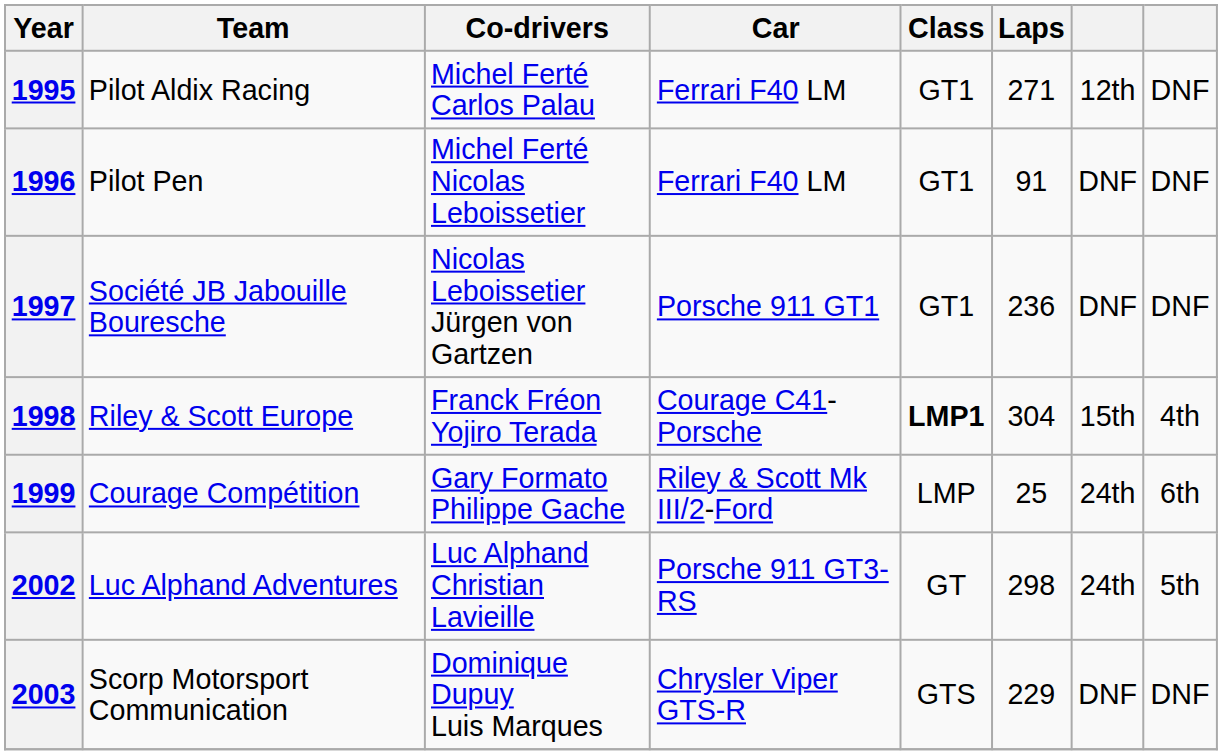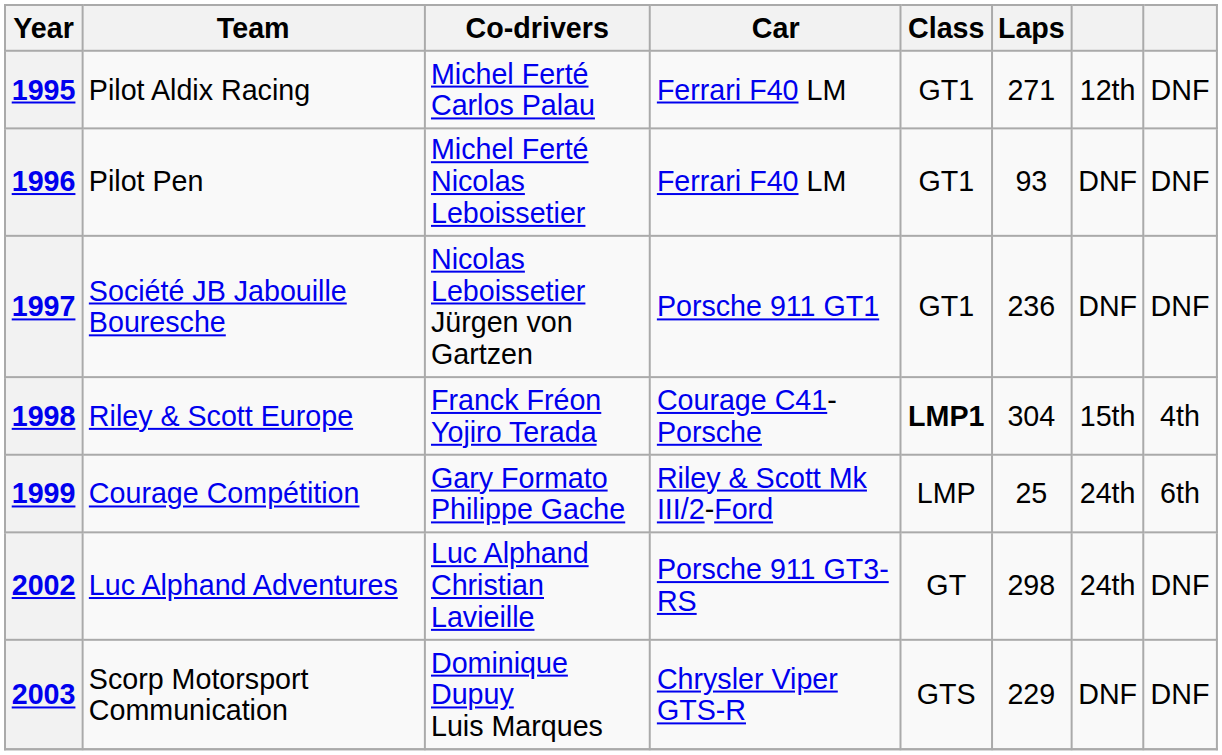(1031, 182) 91 -> (1031, 182) 93
(1180, 586) 5th -> (1180, 586) DNF
